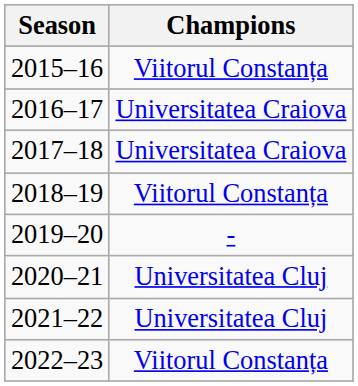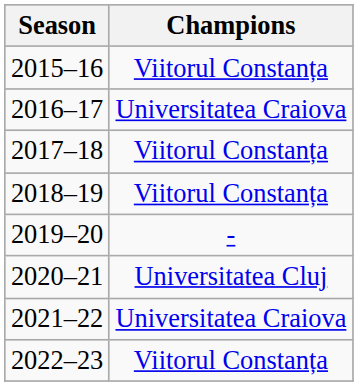(231, 151) Universitatea Craiova -> (231, 151) Viitorul Constanța
(231, 318) Universitatea Cluj -> (231, 318) Universitatea Craiova
